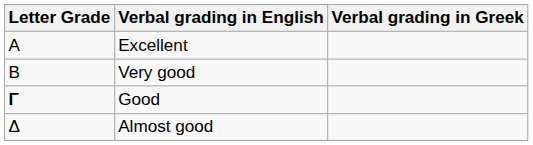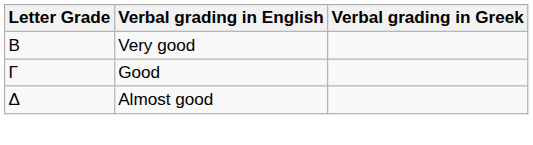- row: (153, 45)
(14, 99) bold -> (13, 72) normal
